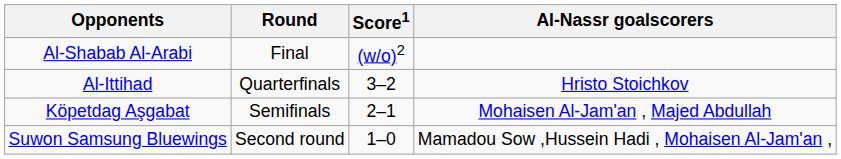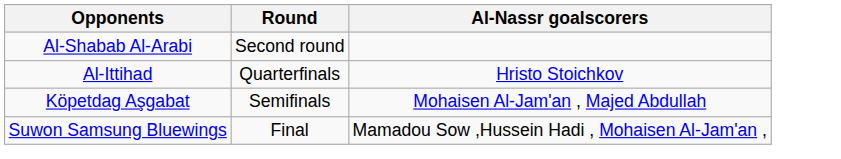- column: (381, 20)
(290, 53) Final -> (290, 46) Second round
(290, 139) Second round -> (290, 130) Final
